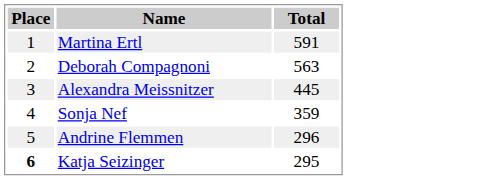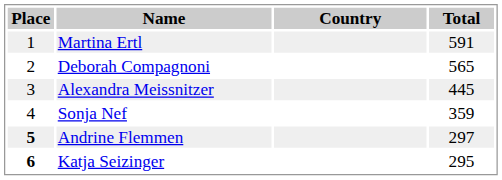+ column: (350, 18)
(306, 66) 563 -> (462, 66) 565
(31, 137) normal -> (31, 137) bold
(306, 137) 296 -> (462, 137) 297
